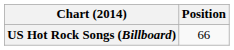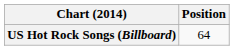(204, 34) 66 -> (204, 34) 64
